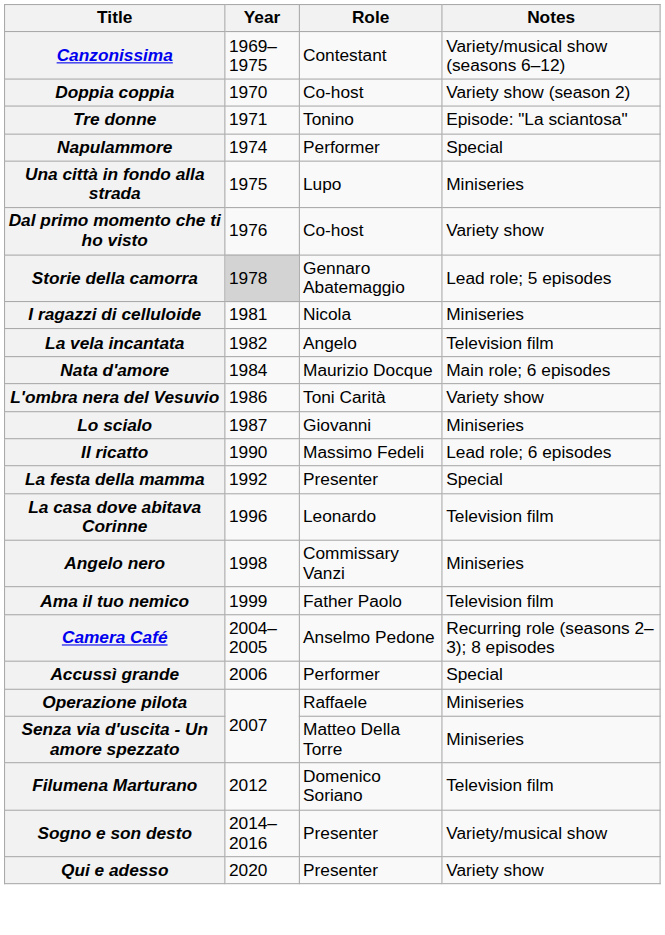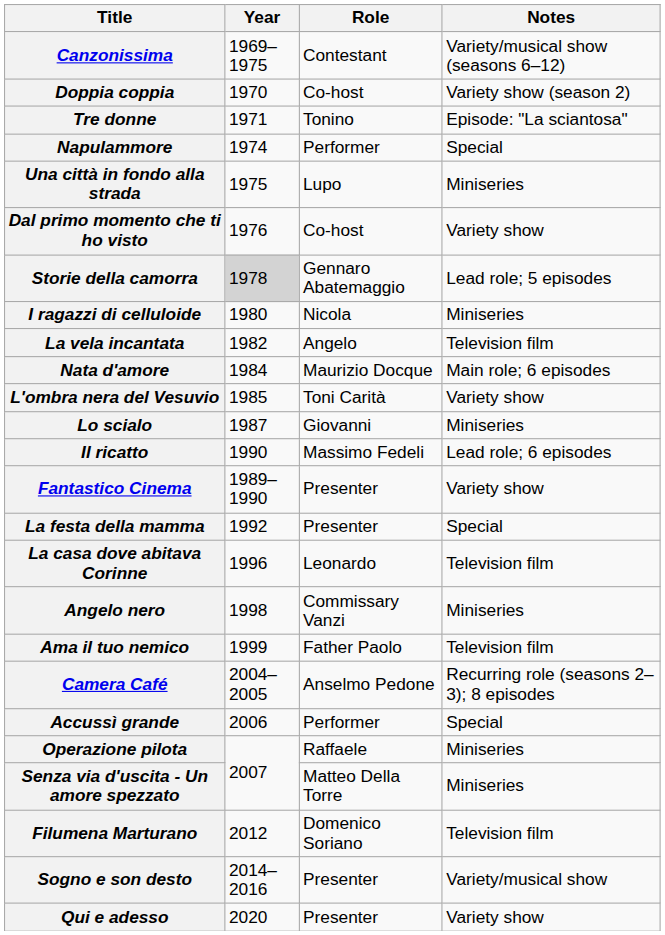(248, 315) 1981 -> (248, 315) 1980
(248, 397) 1986 -> (248, 397) 1985
+ row: (115, 489)
